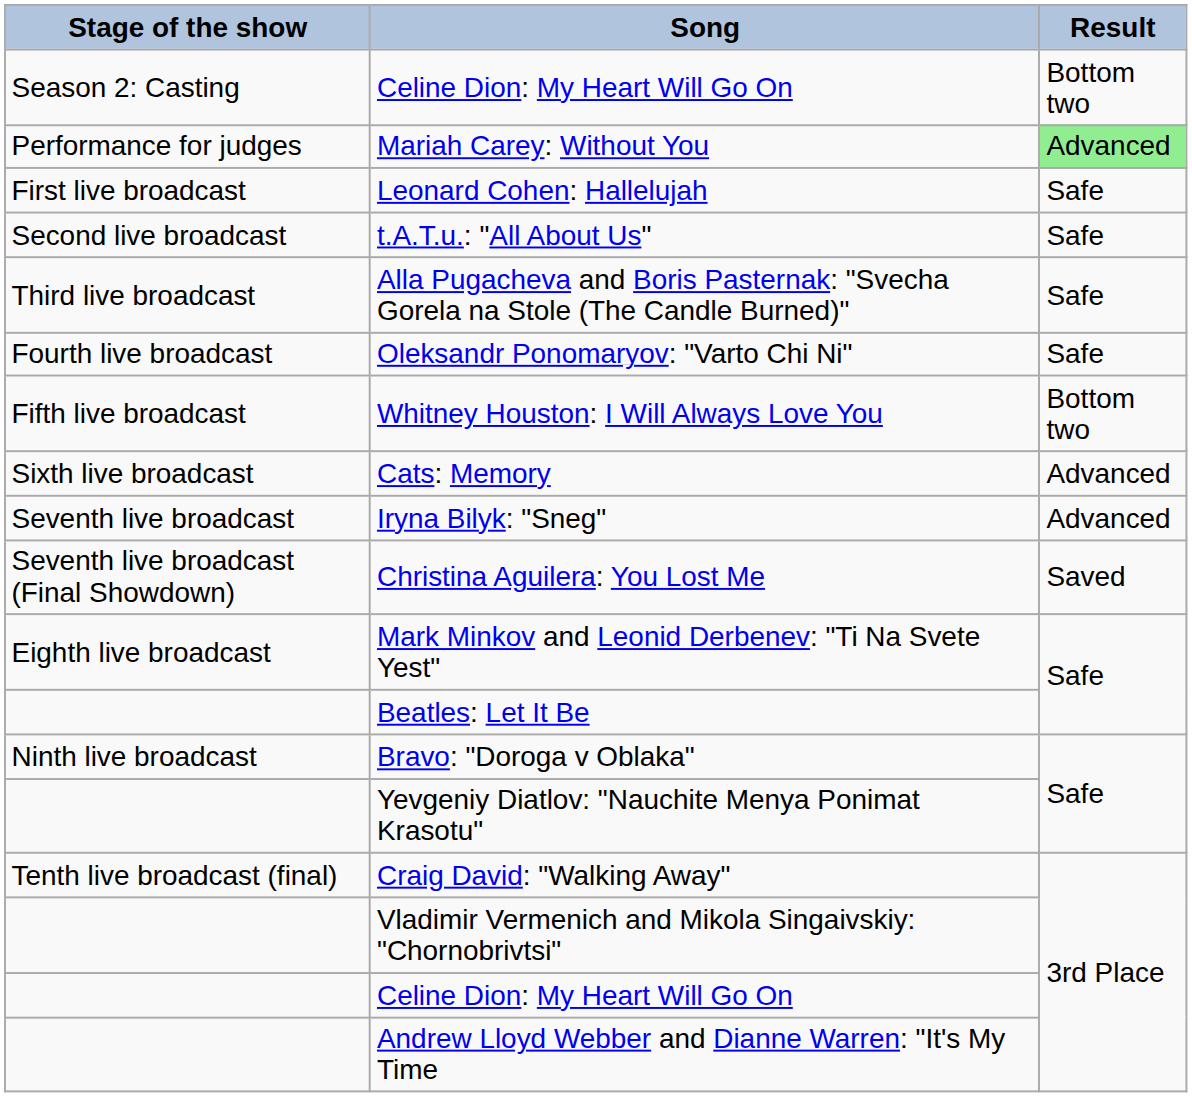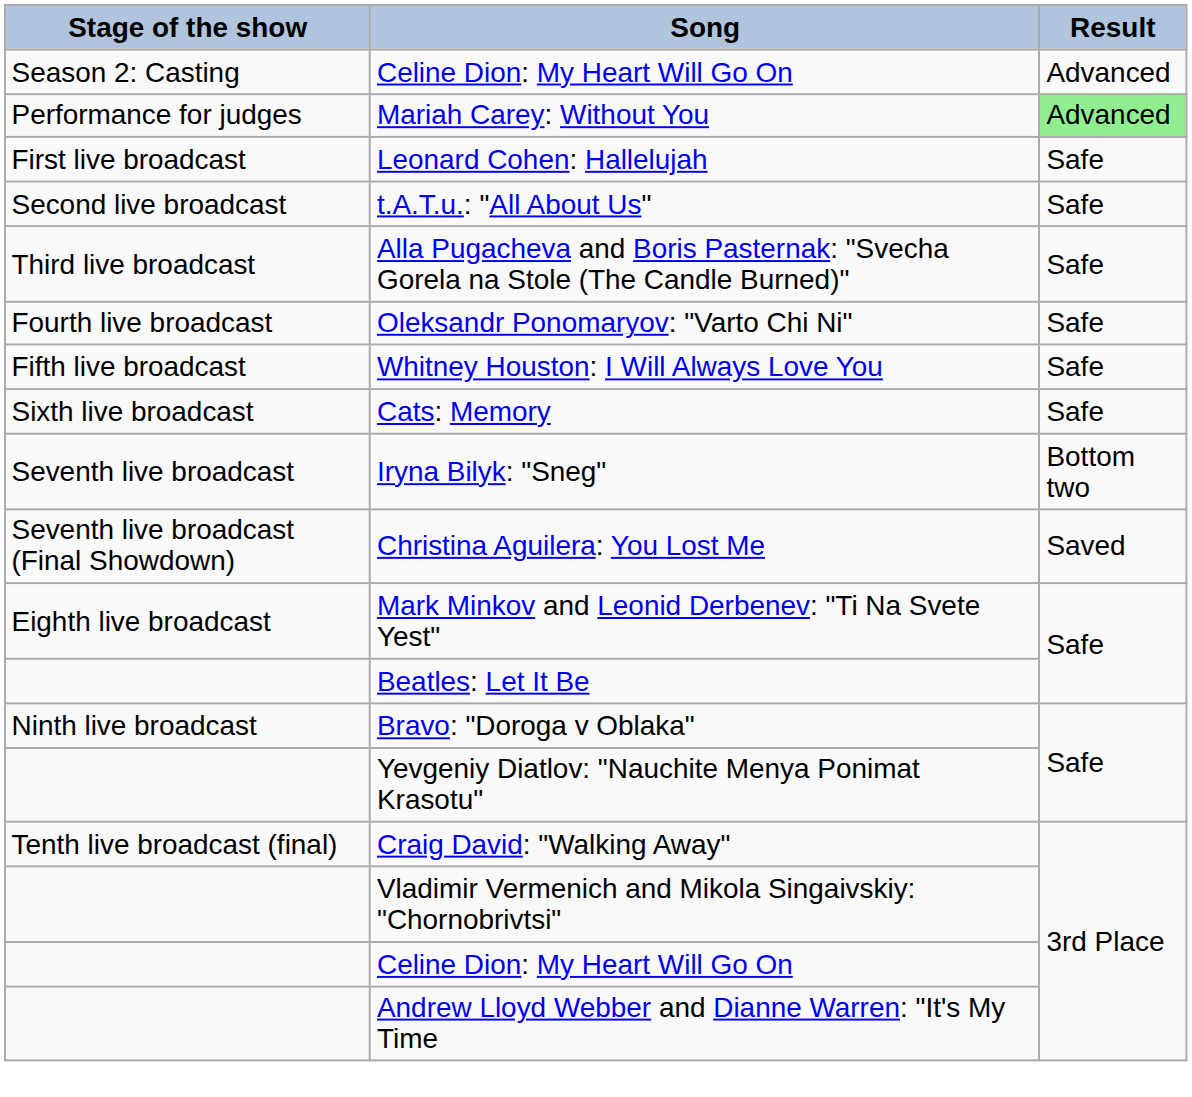(1091, 87) Bottom two -> (1109, 72) Advanced
(1091, 414) Bottom two -> (1075, 367) Safe
(1109, 474) Advanced -> (1075, 412) Safe
(1109, 518) Advanced -> (1091, 471) Bottom two
